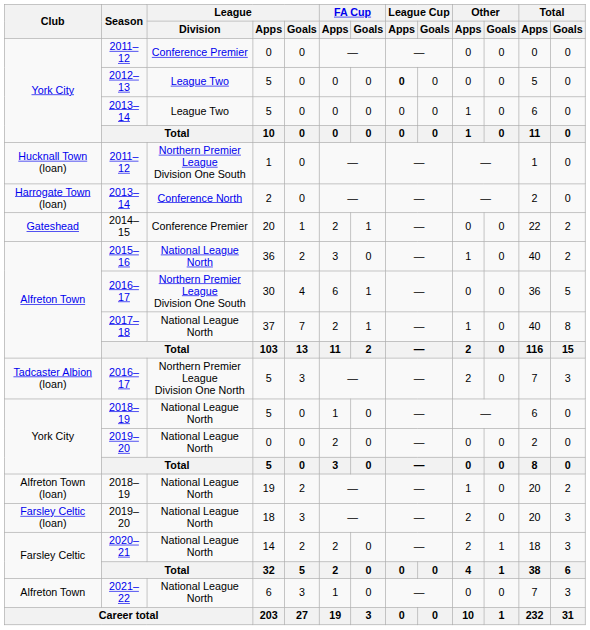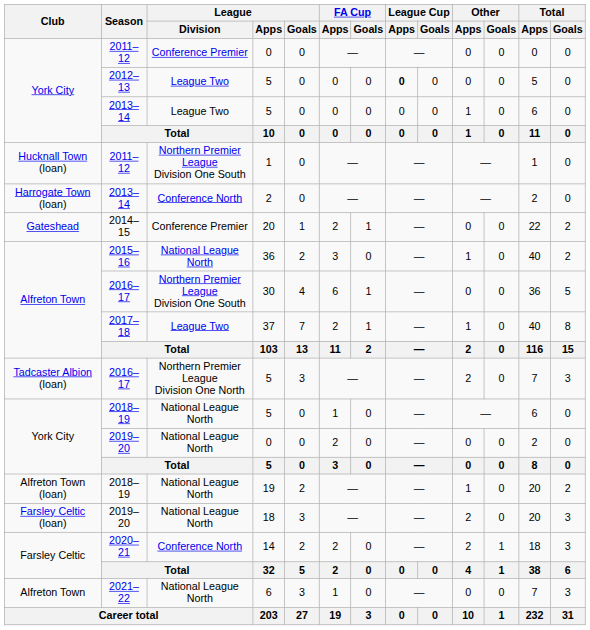(200, 326) National League North -> (200, 326) League Two
(200, 547) National League North -> (200, 547) Conference North
